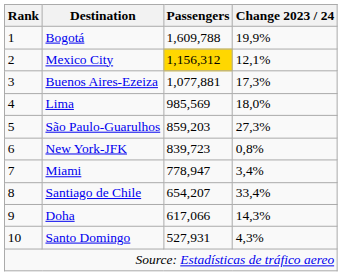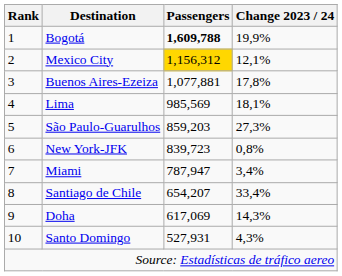(194, 37) normal -> (194, 37) bold
(253, 81) 17,3% -> (253, 81) 17,8%
(253, 104) 18,0% -> (253, 104) 18,1%
(188, 170) 778,947 -> (188, 170) 787,947
(188, 215) 617,066 -> (188, 215) 617,069
